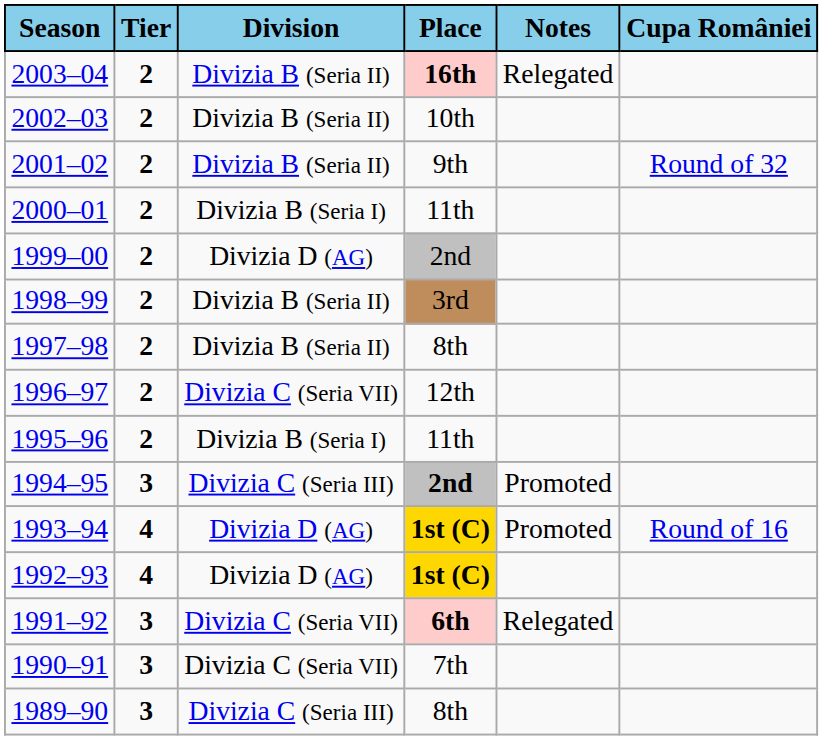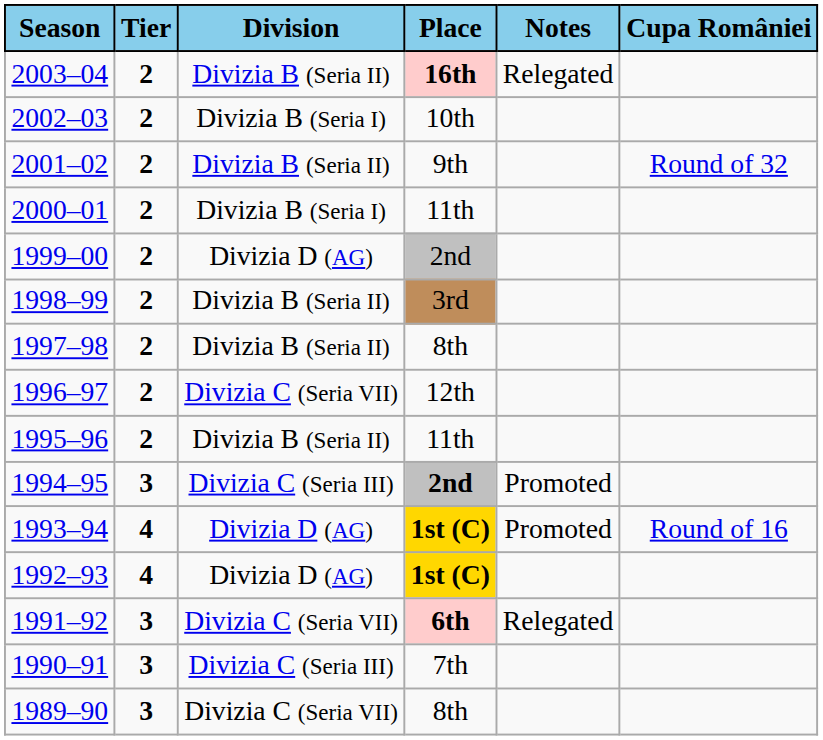(291, 118) Divizia B (Seria II) -> (291, 118) Divizia B (Seria I)
(291, 438) Divizia B (Seria I) -> (291, 438) Divizia B (Seria II)
(291, 666) Divizia C (Seria VII) -> (291, 666) Divizia C (Seria III)
(291, 711) Divizia C (Seria III) -> (291, 711) Divizia C (Seria VII)
